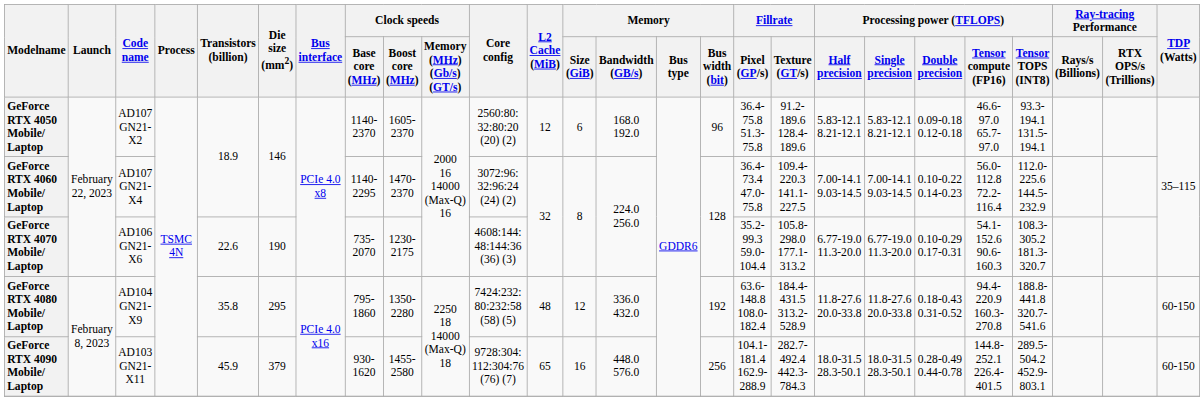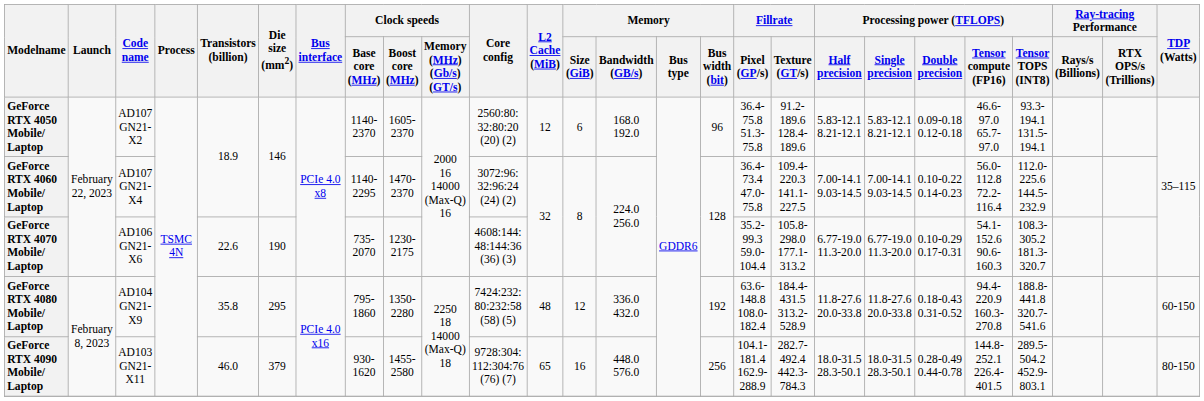(228, 366) 45.9 -> (228, 366) 46.0
(1178, 366) 60-150 -> (1178, 366) 80-150
